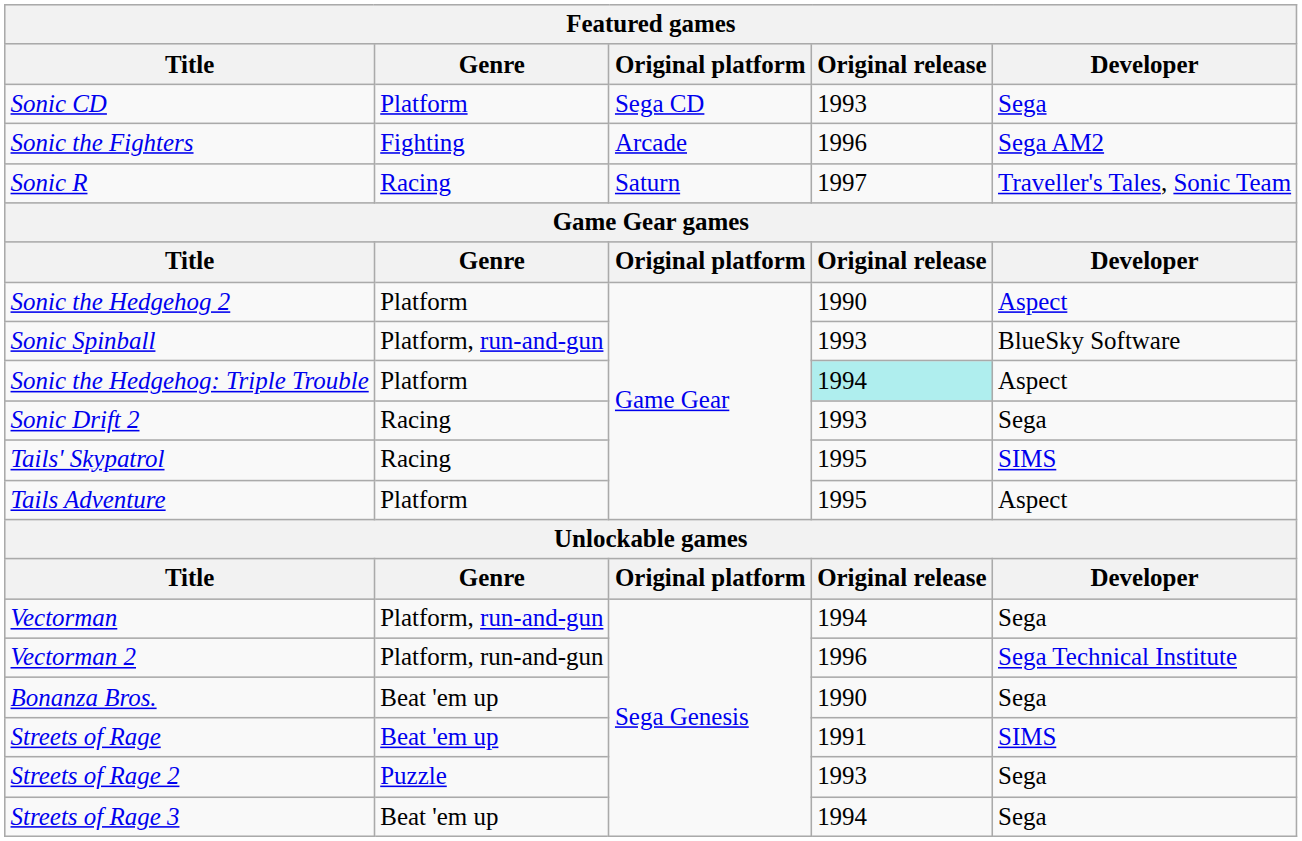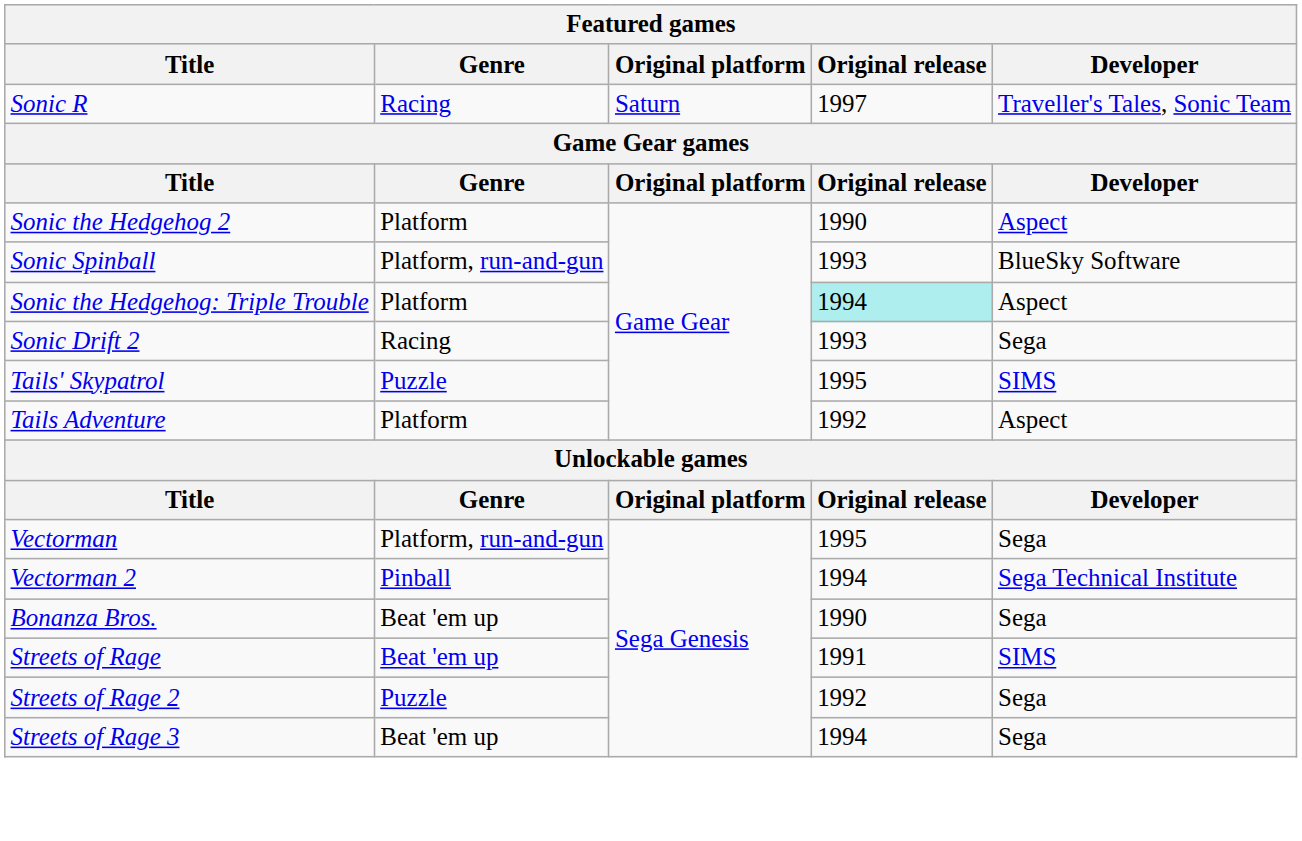- row: (59, 103)
- row: (102, 143)
(416, 459) Racing -> (413, 380) Puzzle
(842, 499) 1995 -> (842, 420) 1992
(842, 618) 1994 -> (842, 538) 1995
(492, 657) Platform, run-and-gun -> (416, 578) Pinball
(842, 657) 1996 -> (842, 578) 1994
(842, 776) 1993 -> (842, 697) 1992
